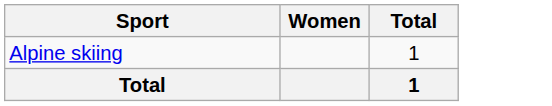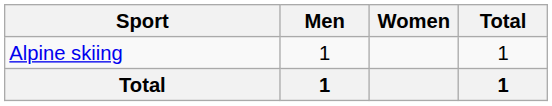+ column: (325, 21)
